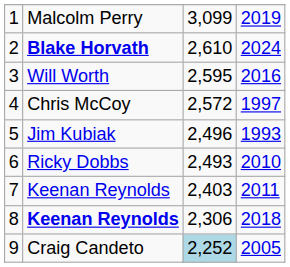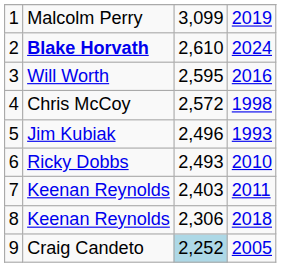(261, 104) 1997 -> (252, 104) 1998
(103, 219) bold -> (98, 219) normal
